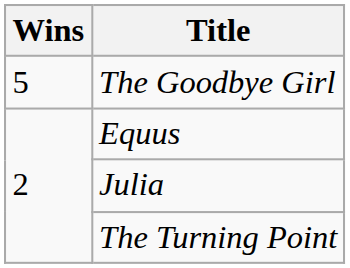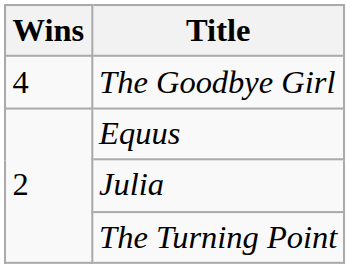(21, 81) 5 -> (21, 81) 4
